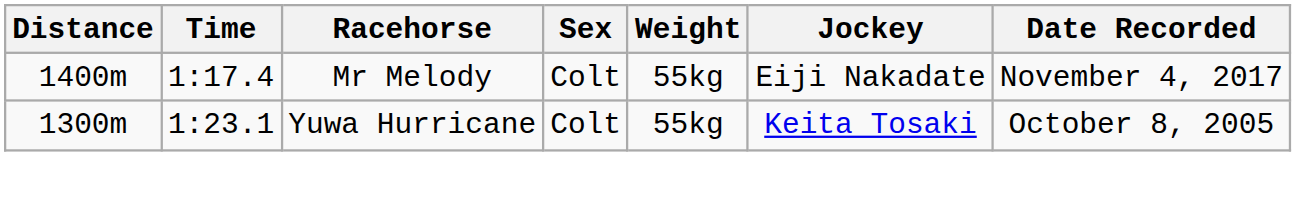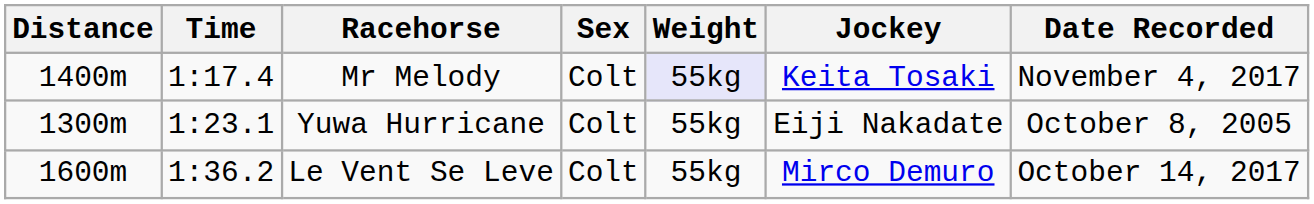(688, 77) no background -> (706, 77) lavender background
(871, 77) Eiji Nakadate -> (888, 77) Keita Tosaki
(871, 125) Keita Tosaki -> (888, 125) Eiji Nakadate
+ row: (421, 173)
